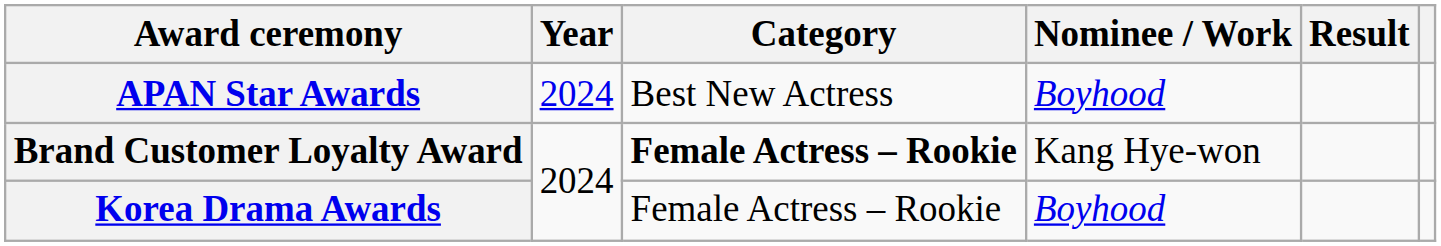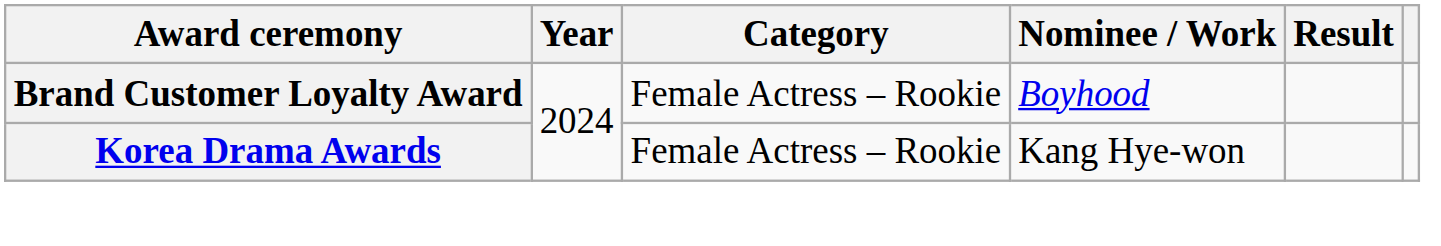- row: (268, 92)
(824, 151) bold -> (816, 92) normal
(1147, 151) Kang Hye-won -> (1084, 92) Boyhood
(1100, 209) Boyhood -> (1132, 151) Kang Hye-won
